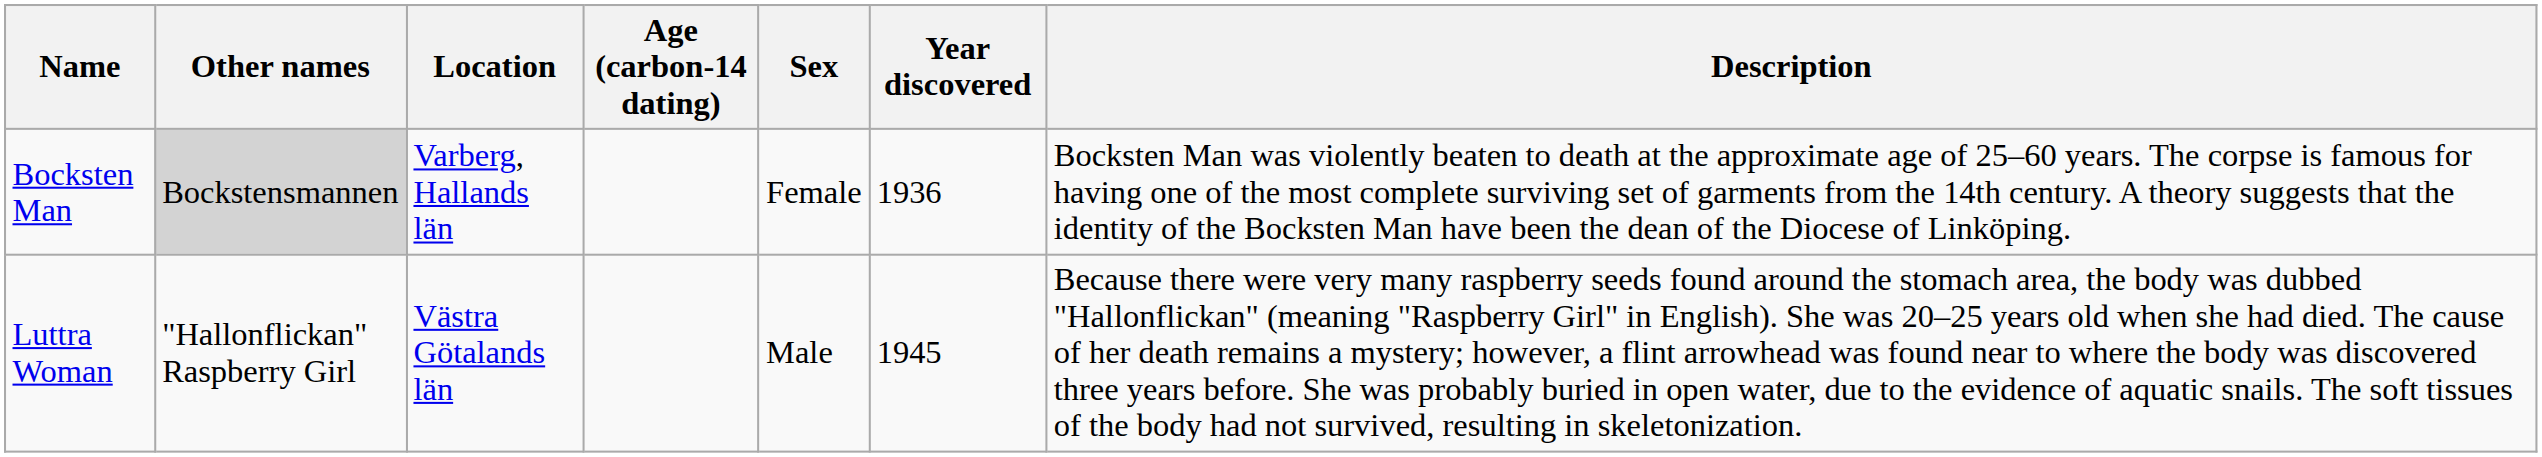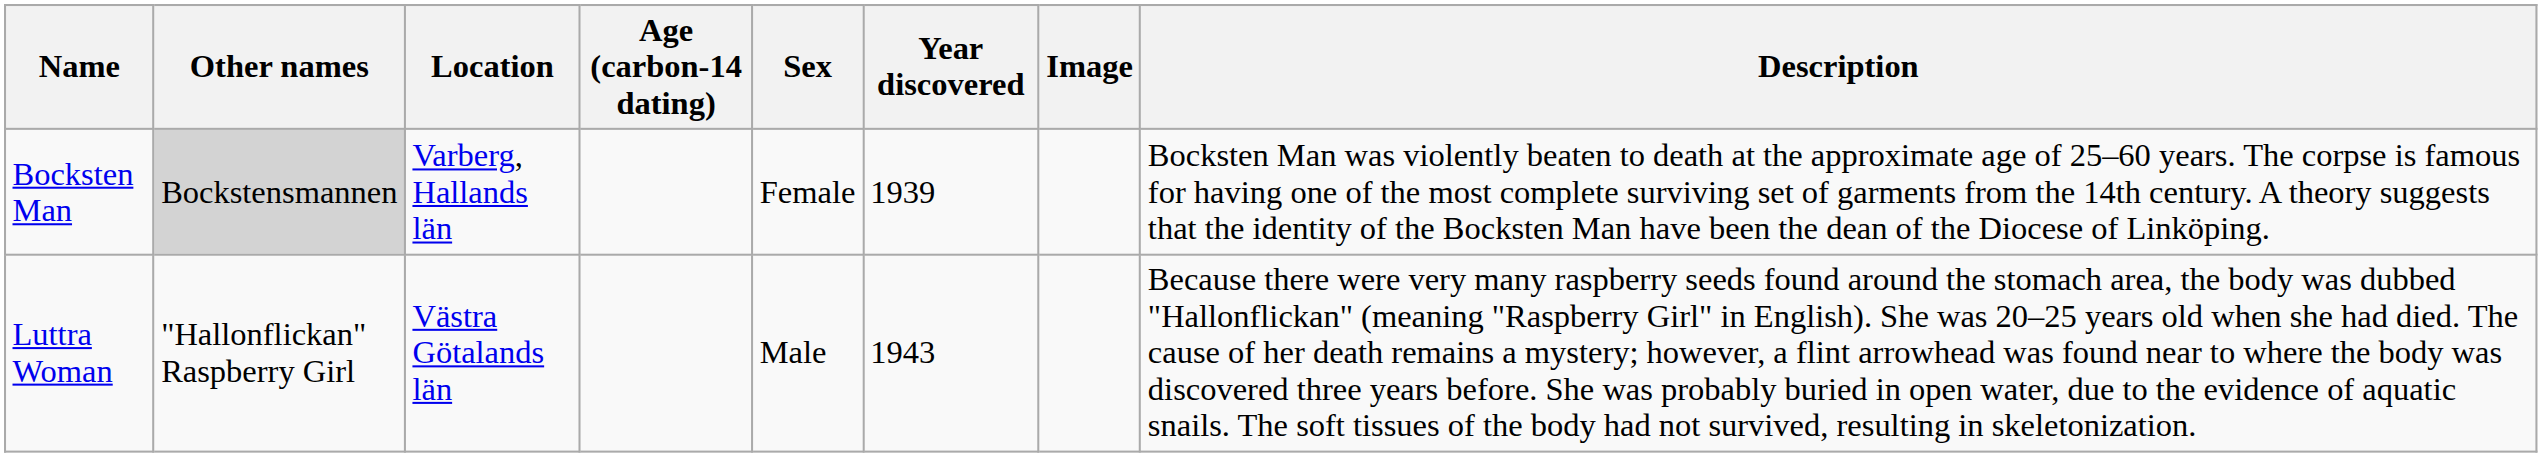+ column: (1090, 66)
(909, 191) 1936 -> (903, 191) 1939
(909, 352) 1945 -> (903, 352) 1943
